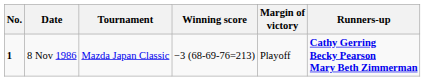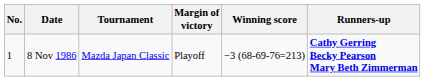columns swapped: (215, 19) <-> (282, 19)
(9, 55) bold -> (9, 55) normal
